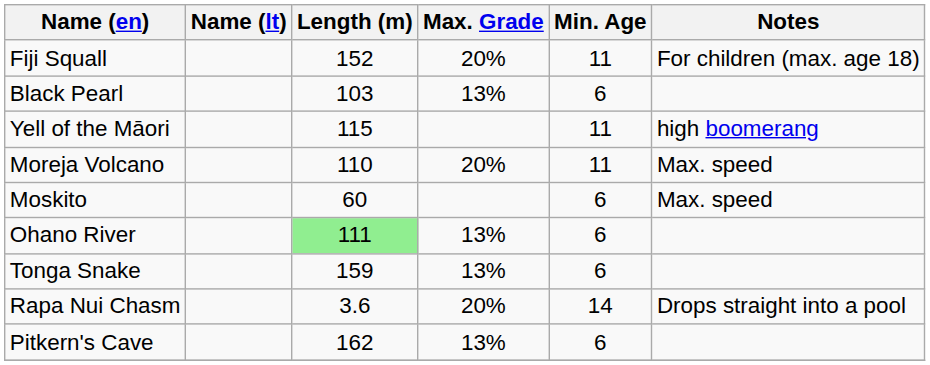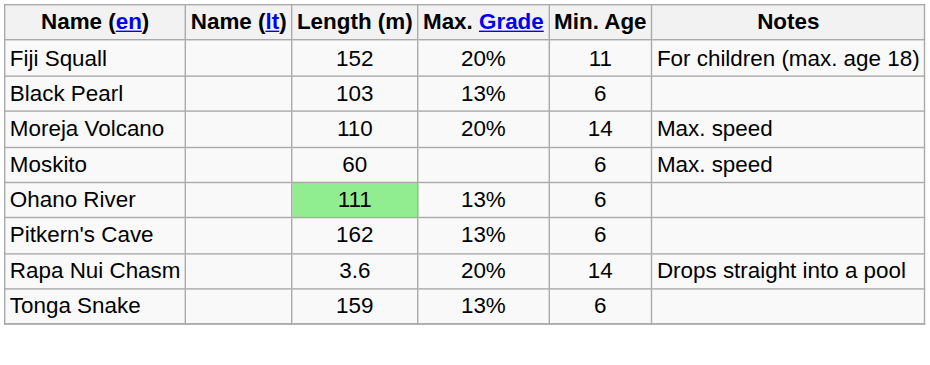- row: (90, 128)
(600, 164) 11 -> (600, 128) 14
rows swapped: (82, 341) <-> (75, 270)
